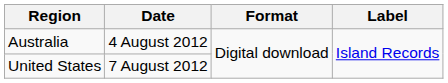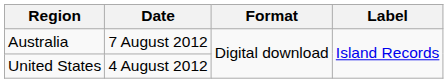(158, 41) 4 August 2012 -> (158, 41) 7 August 2012
(158, 66) 7 August 2012 -> (158, 66) 4 August 2012
